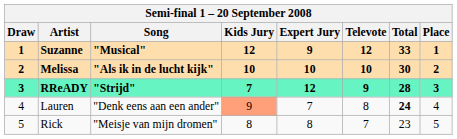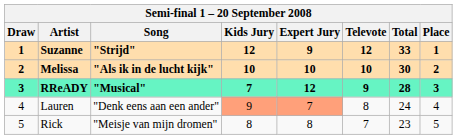(120, 50) "Musical" -> (114, 50) "Strijd"
(114, 87) "Strijd" -> (120, 87) "Musical"
(310, 106) no background -> (310, 106) lightsalmon background
(405, 106) bold -> (405, 106) normal
